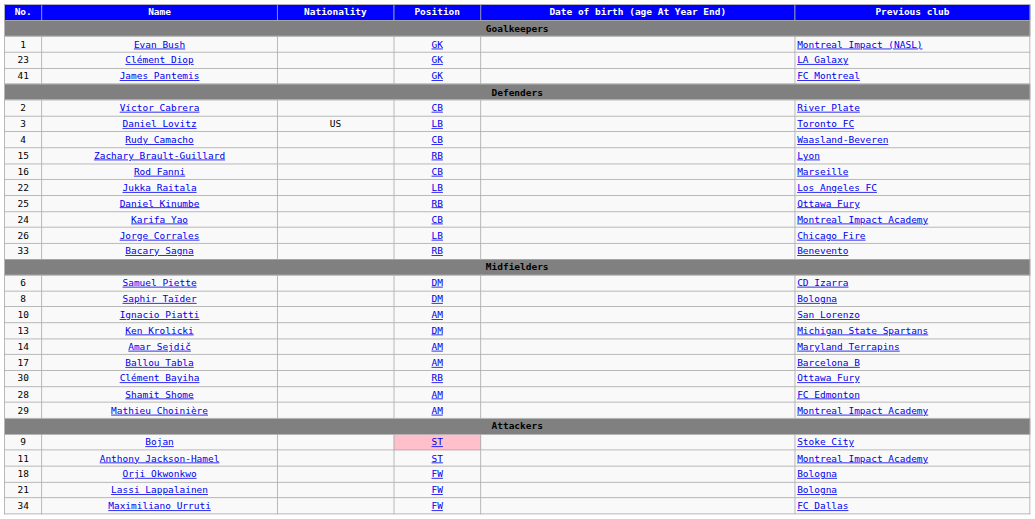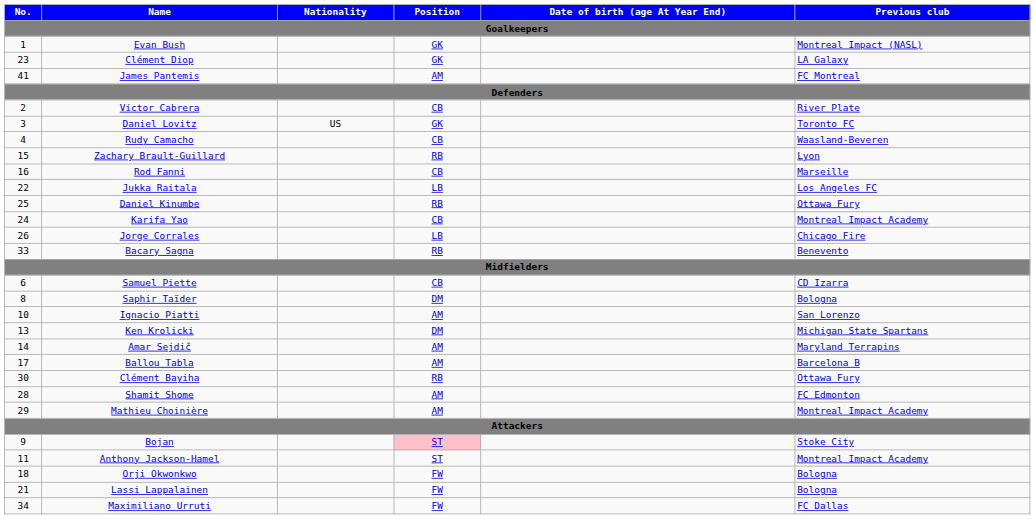(437, 76) GK -> (437, 76) AM
(437, 124) LB -> (437, 124) GK
(437, 283) DM -> (437, 283) CB
